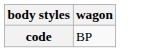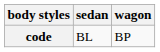+ column: (92, 15)
